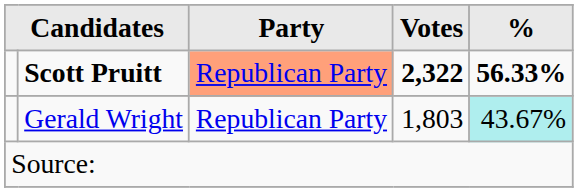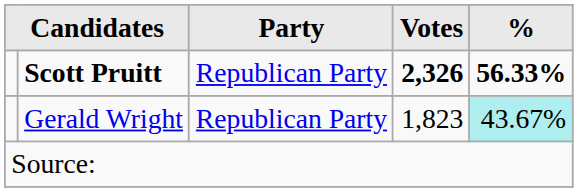(291, 73) lightsalmon background -> (291, 73) no background
(432, 73) 2,322 -> (432, 73) 2,326
(432, 118) 1,803 -> (432, 118) 1,823
